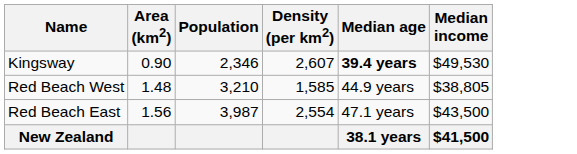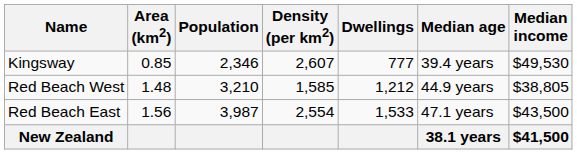+ column: (378, 27)
(156, 63) 0.90 -> (156, 63) 0.85
(379, 63) bold -> (457, 63) normal
